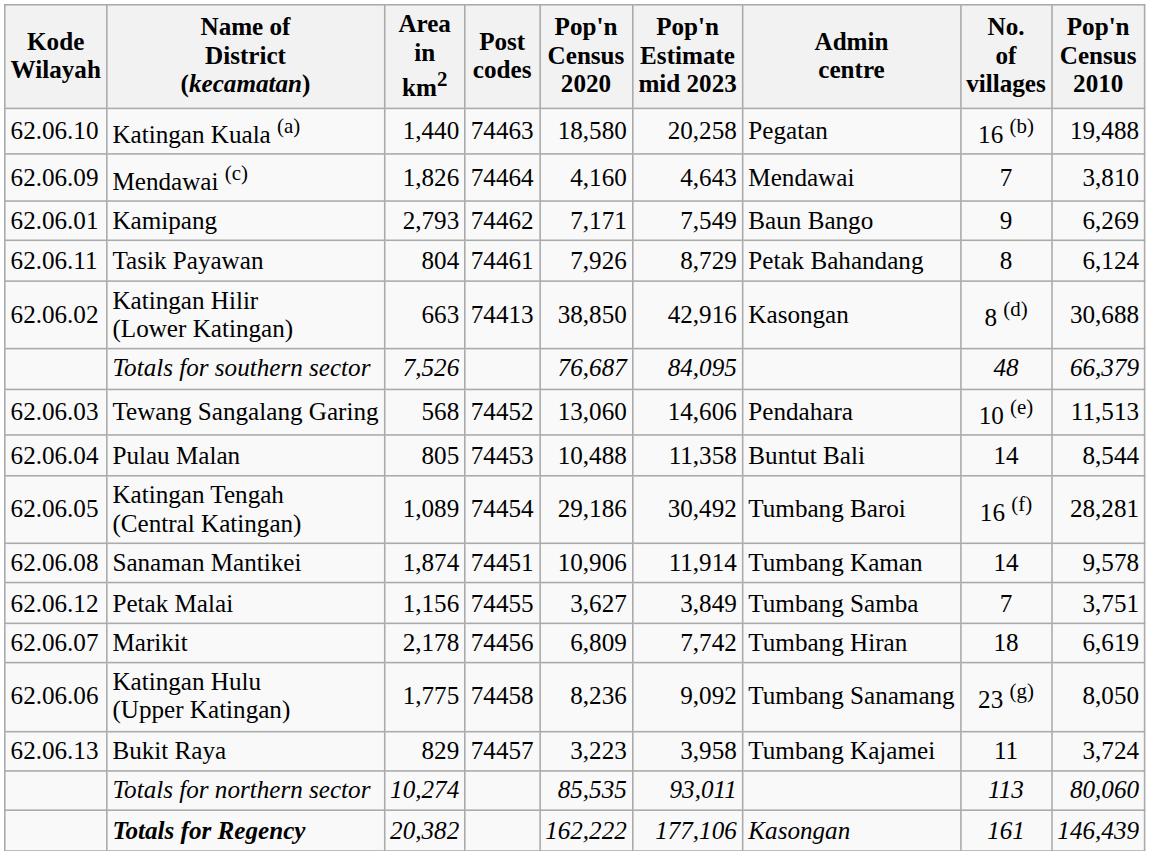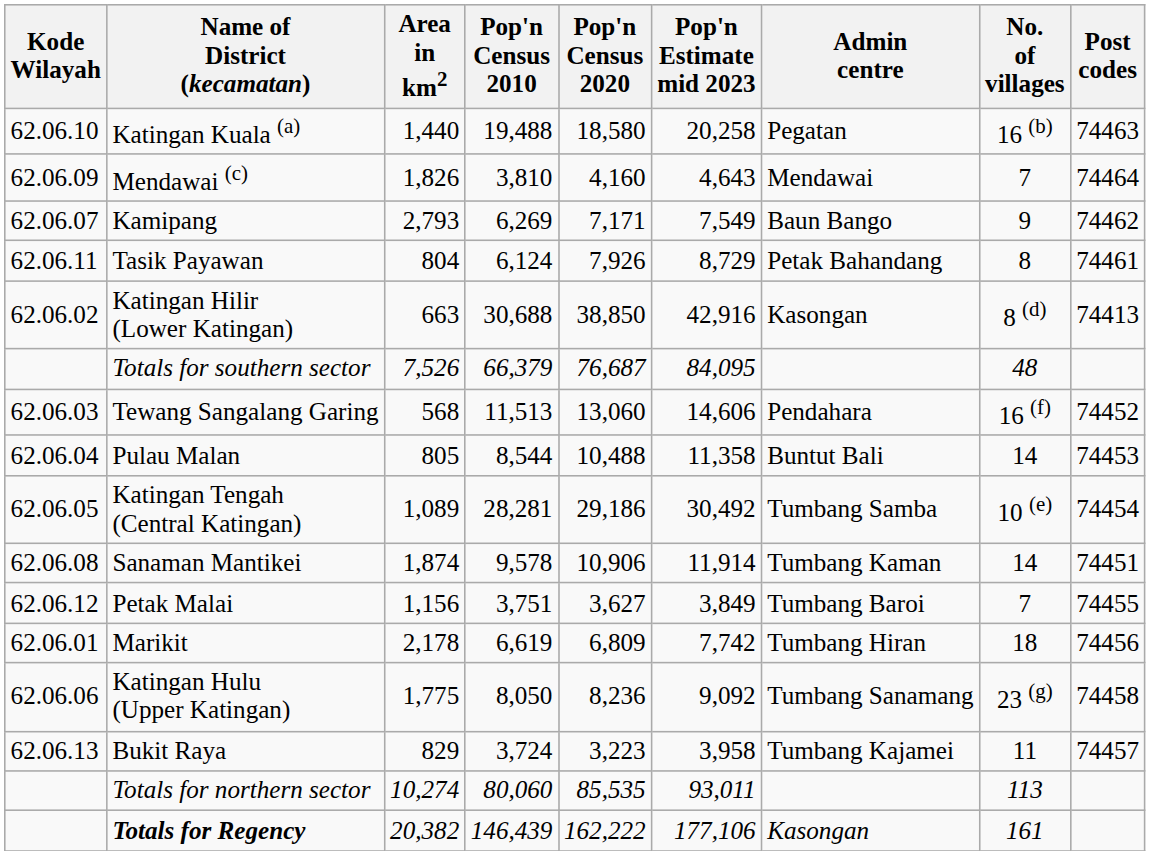columns swapped: (1098, 56) <-> (502, 56)
(55, 220) 62.06.01 -> (55, 220) 62.06.07
(1006, 411) 10 (e) -> (1025, 411) 16 (f)
(827, 509) Tumbang Baroi -> (852, 509) Tumbang Samba
(1006, 509) 16 (f) -> (1025, 509) 10 (e)
(833, 602) Tumbang Samba -> (846, 602) Tumbang Baroi
(55, 642) 62.06.07 -> (55, 642) 62.06.01
